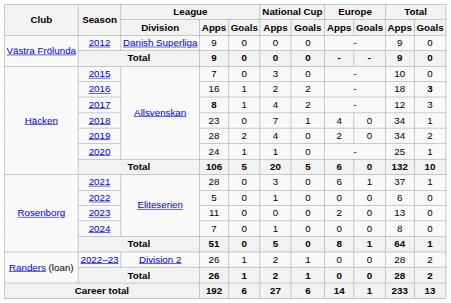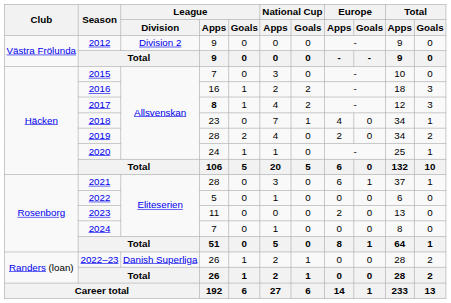(160, 43) Danish Superliga -> (160, 43) Division 2
(430, 89) bold -> (430, 89) normal
(160, 259) Division 2 -> (160, 259) Danish Superliga
